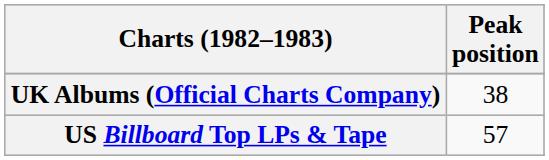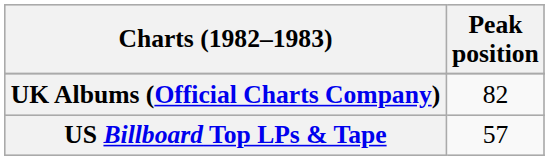(495, 94) 38 -> (495, 94) 82
